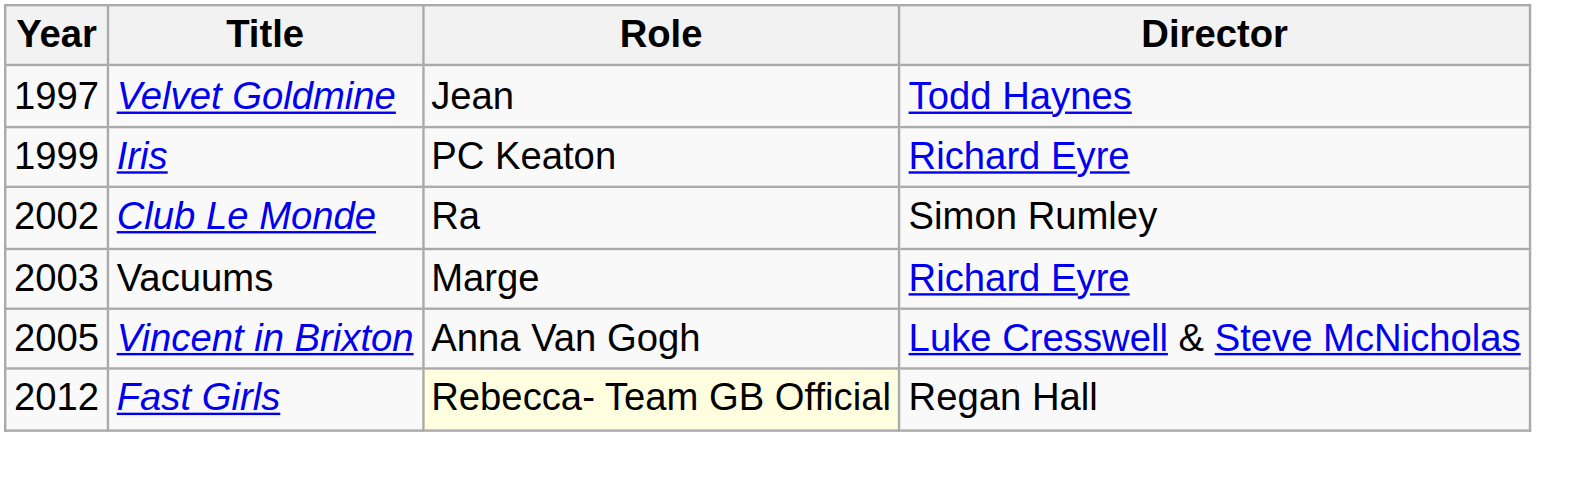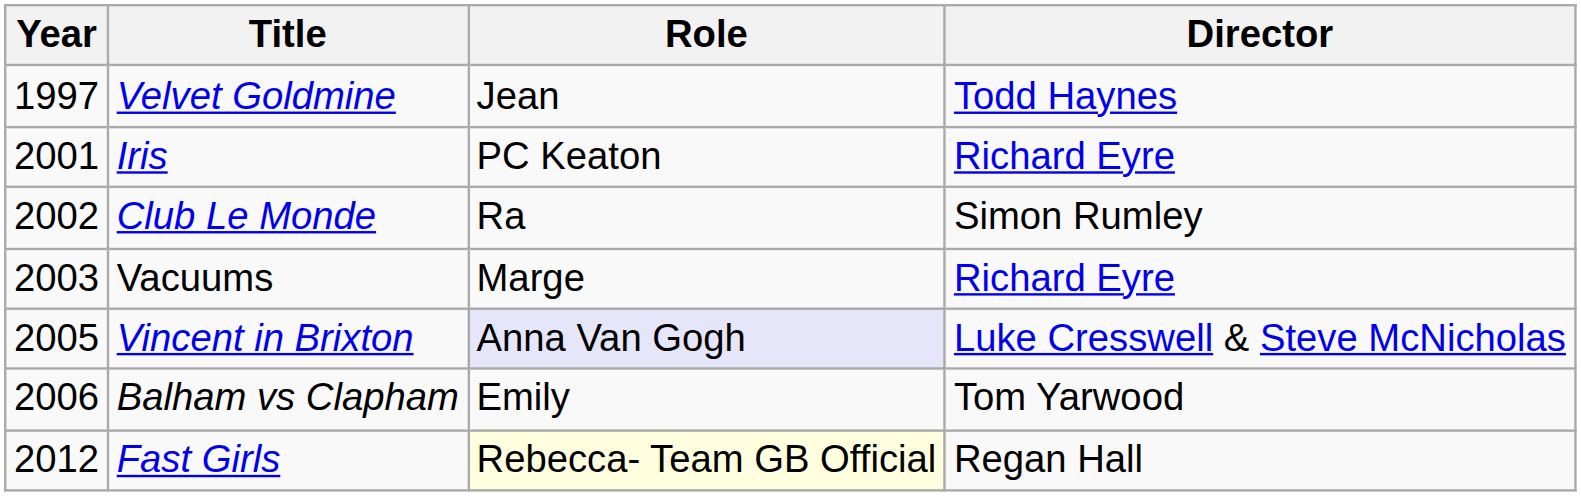(57, 156) 1999 -> (57, 156) 2001
(566, 338) no background -> (611, 338) lavender background
+ row: (288, 398)
